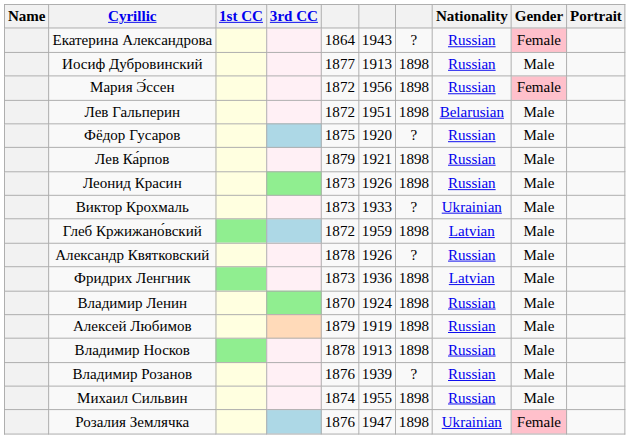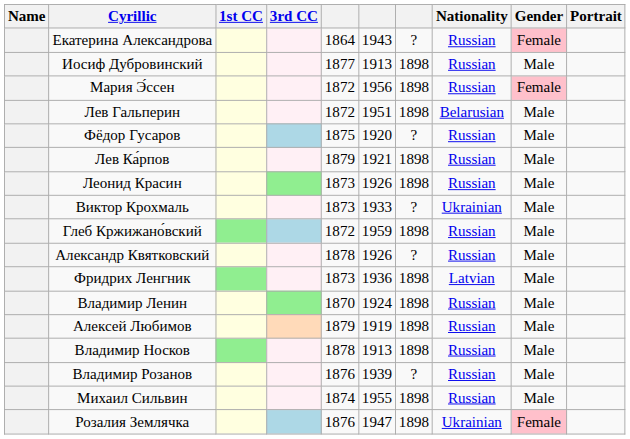(472, 231) Latvian -> (472, 231) Russian
